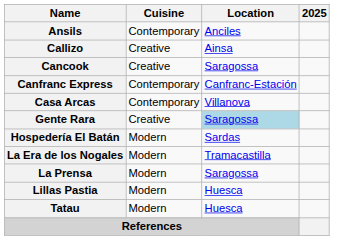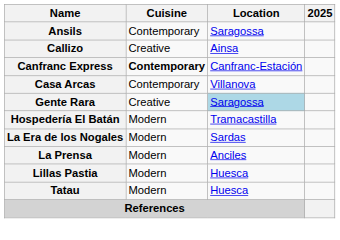(223, 31) Anciles -> (237, 31) Saragossa
- row: (65, 66)
(164, 84) normal -> (167, 66) bold
(222, 137) Sardas -> (243, 119) Tramacastilla
(238, 155) Tramacastilla -> (228, 137) Sardas
(231, 173) Saragossa -> (228, 155) Anciles
